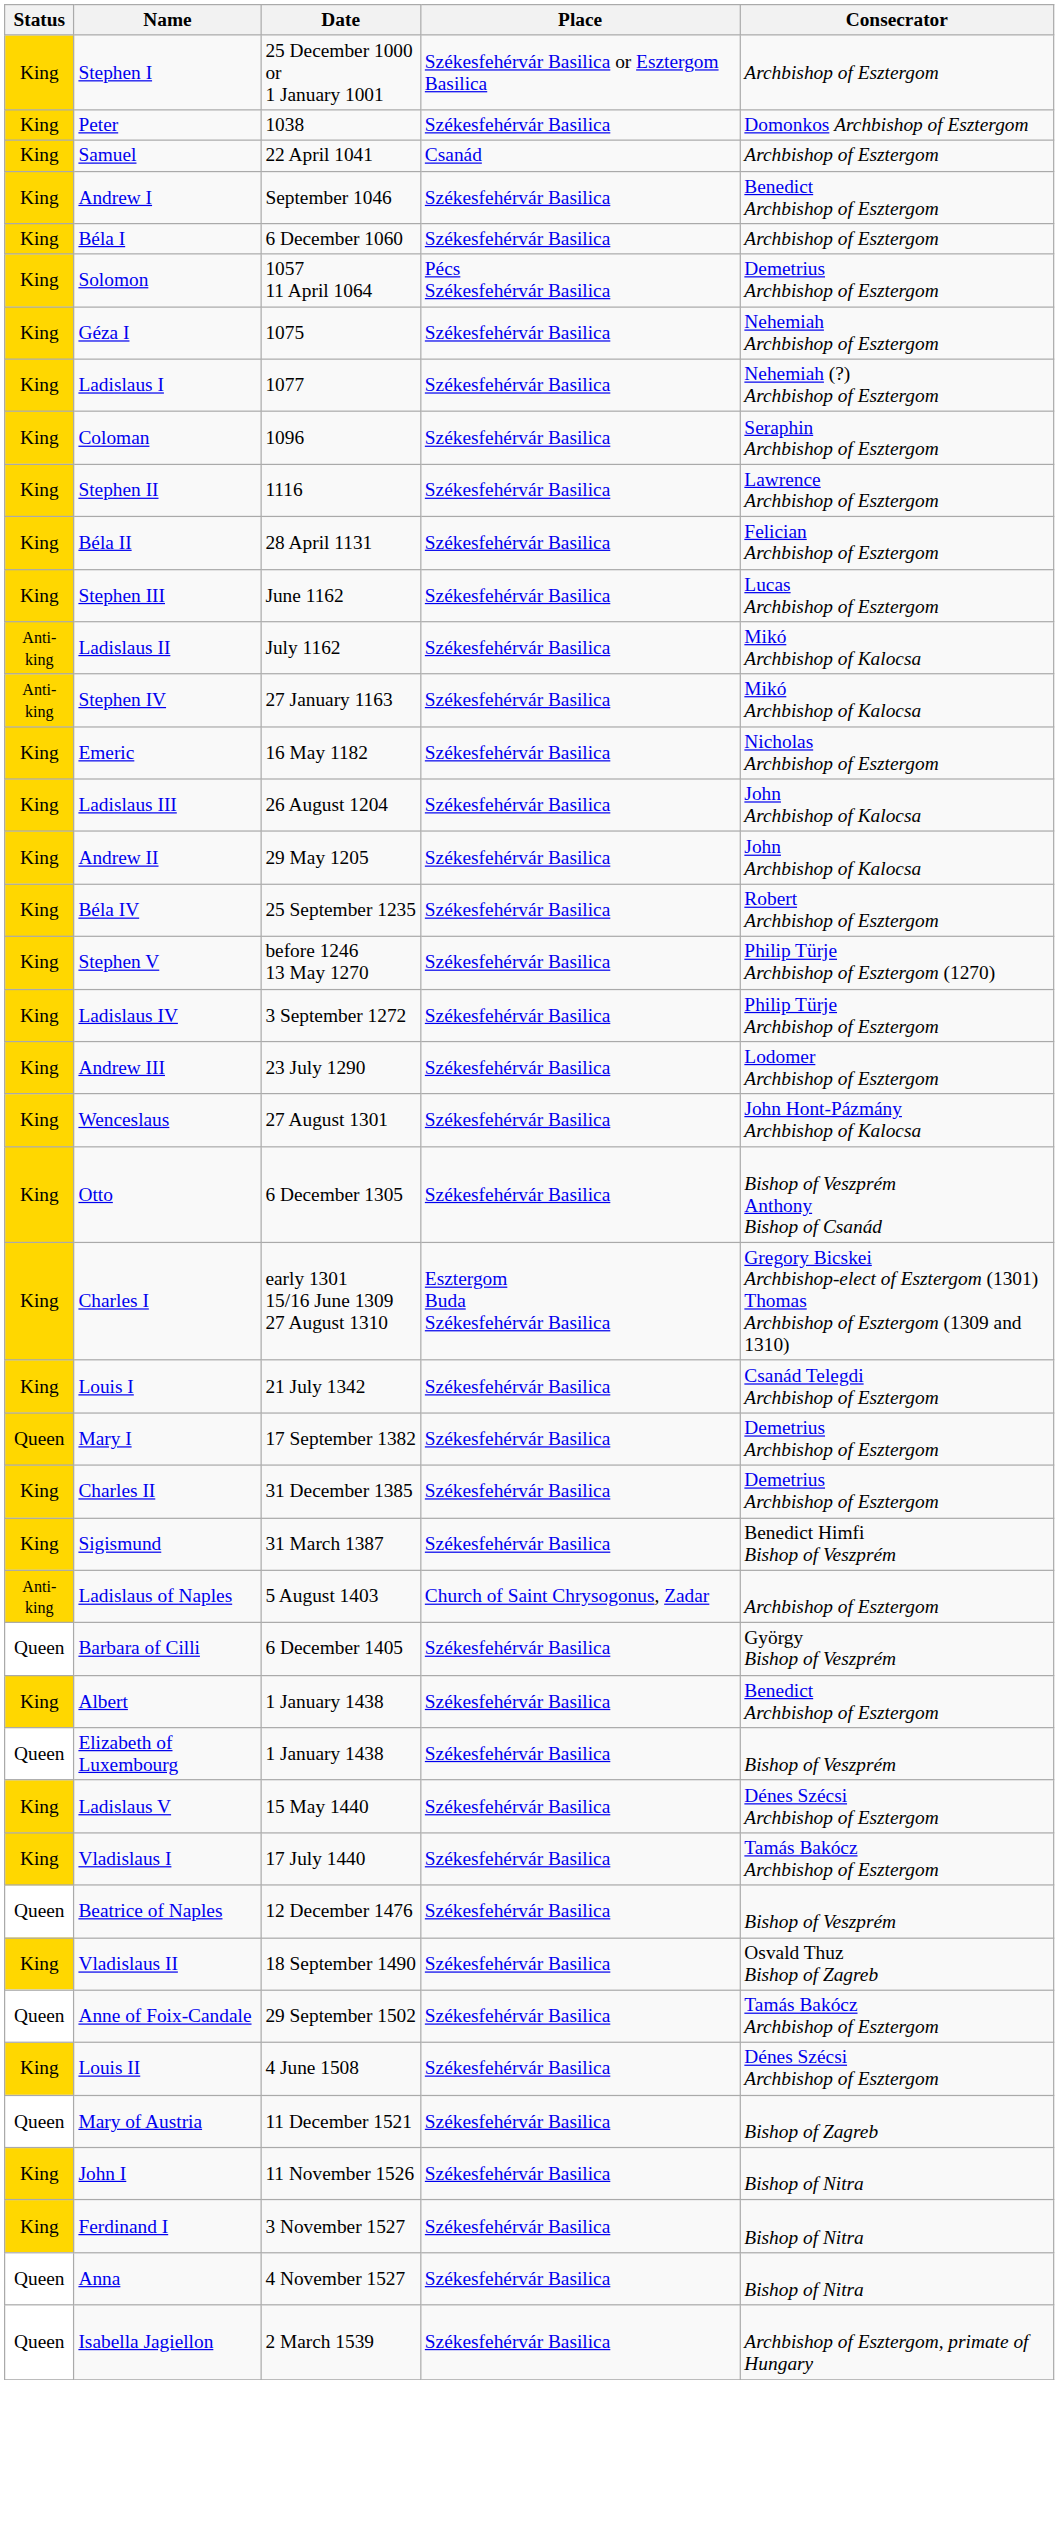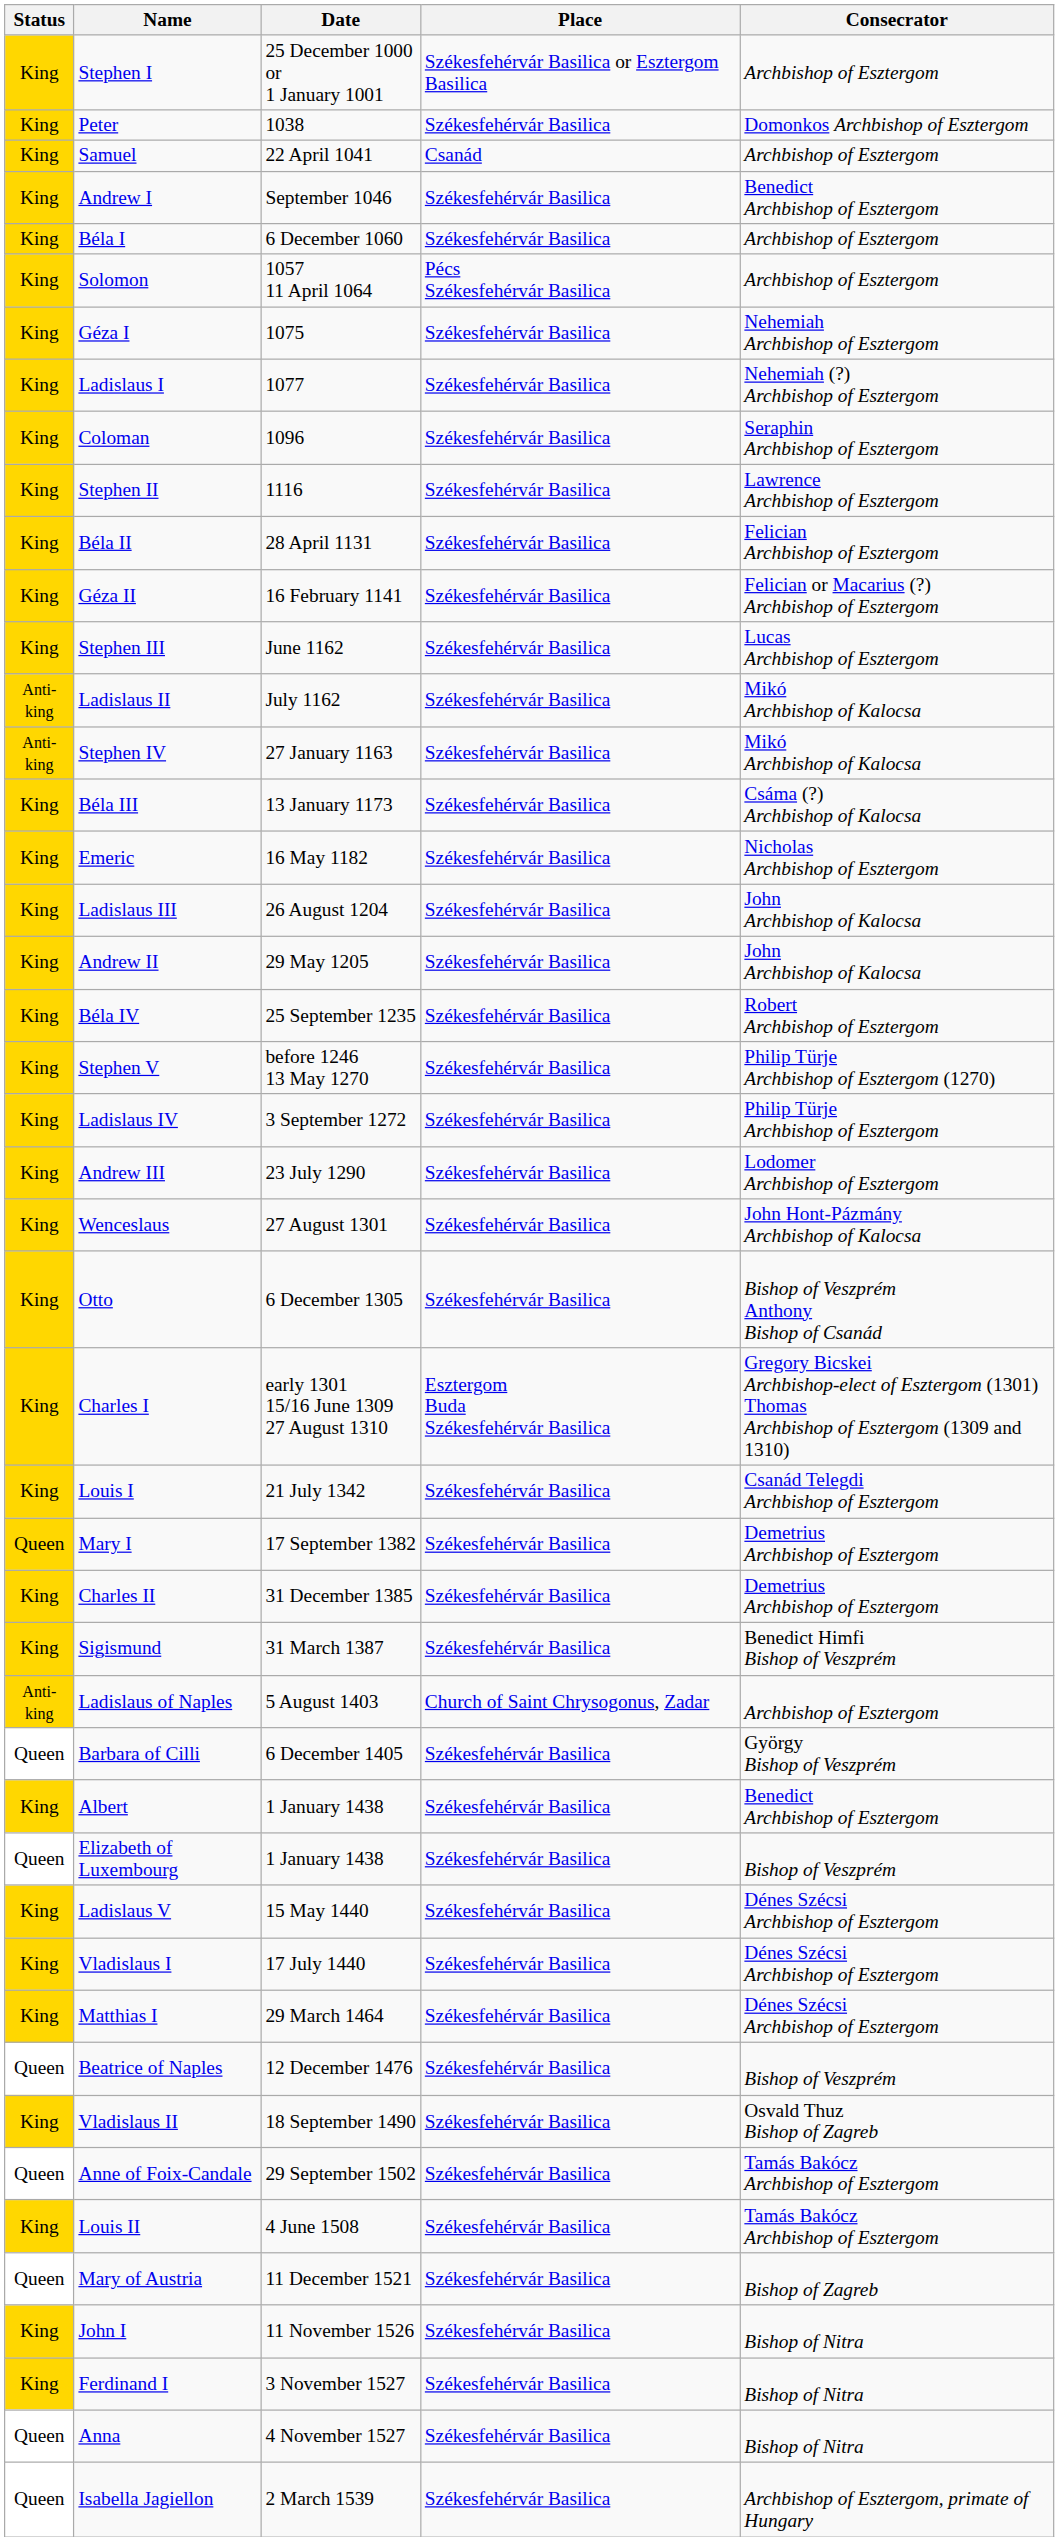(842, 280) Demetrius Archbishop of Esztergom -> (842, 280) Archbishop of Esztergom
+ row: (107, 595)
+ row: (108, 805)
(842, 1858) Tamás Bakócz Archbishop of Esztergom -> (842, 1963) Dénes Szécsi Archbishop of Esztergom
+ row: (118, 2016)
(842, 2068) Dénes Szécsi Archbishop of Esztergom -> (842, 2226) Tamás Bakócz Archbishop of Esztergom
